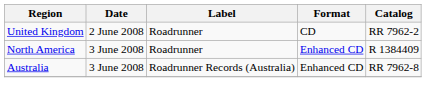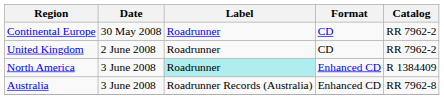+ row: (51, 31)
(176, 49) no background -> (193, 67) paleturquoise background
